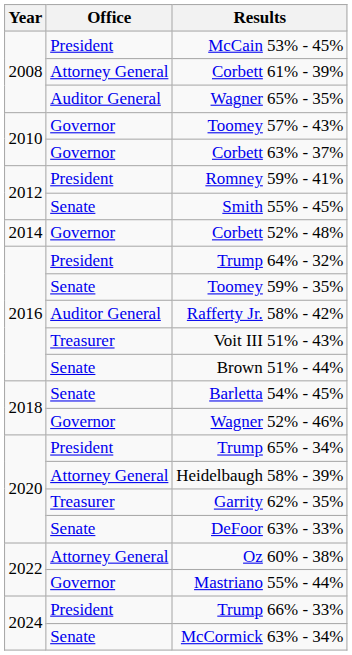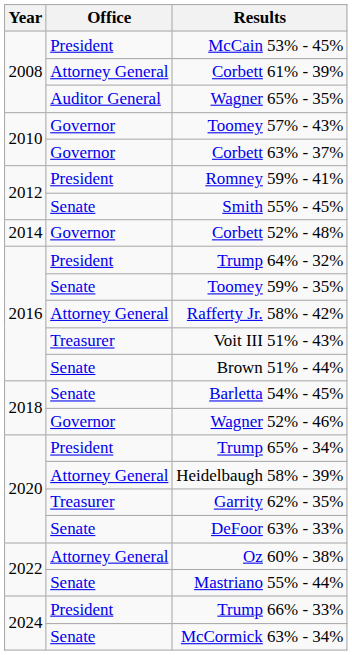(106, 313) Auditor General -> (109, 313) Attorney General
(83, 582) Governor -> (73, 582) Senate
